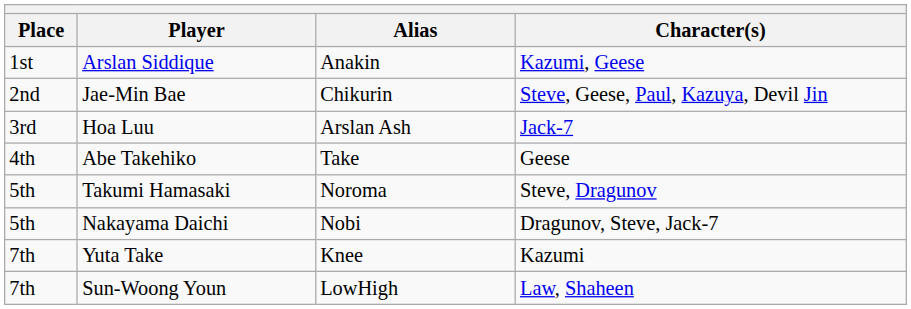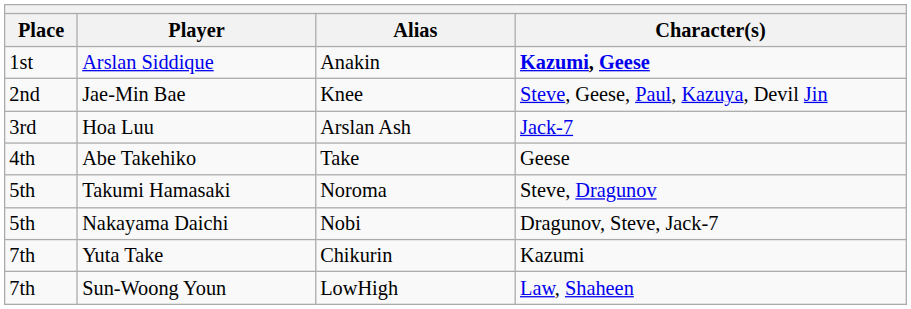(582, 62) normal -> (585, 62) bold
(356, 94) Chikurin -> (342, 94) Knee
(342, 255) Knee -> (356, 255) Chikurin
